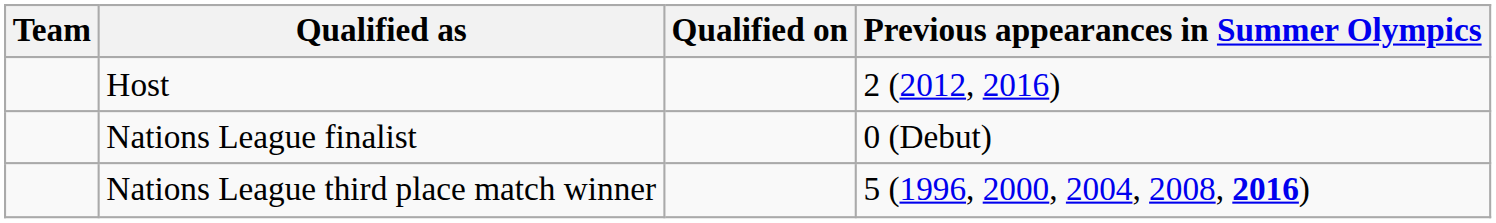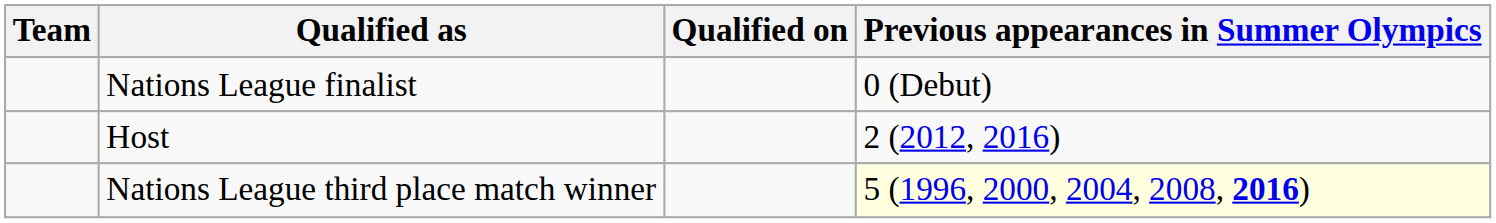rows swapped: (138, 83) <-> (262, 136)
(1087, 189) no background -> (1087, 189) lightyellow background
